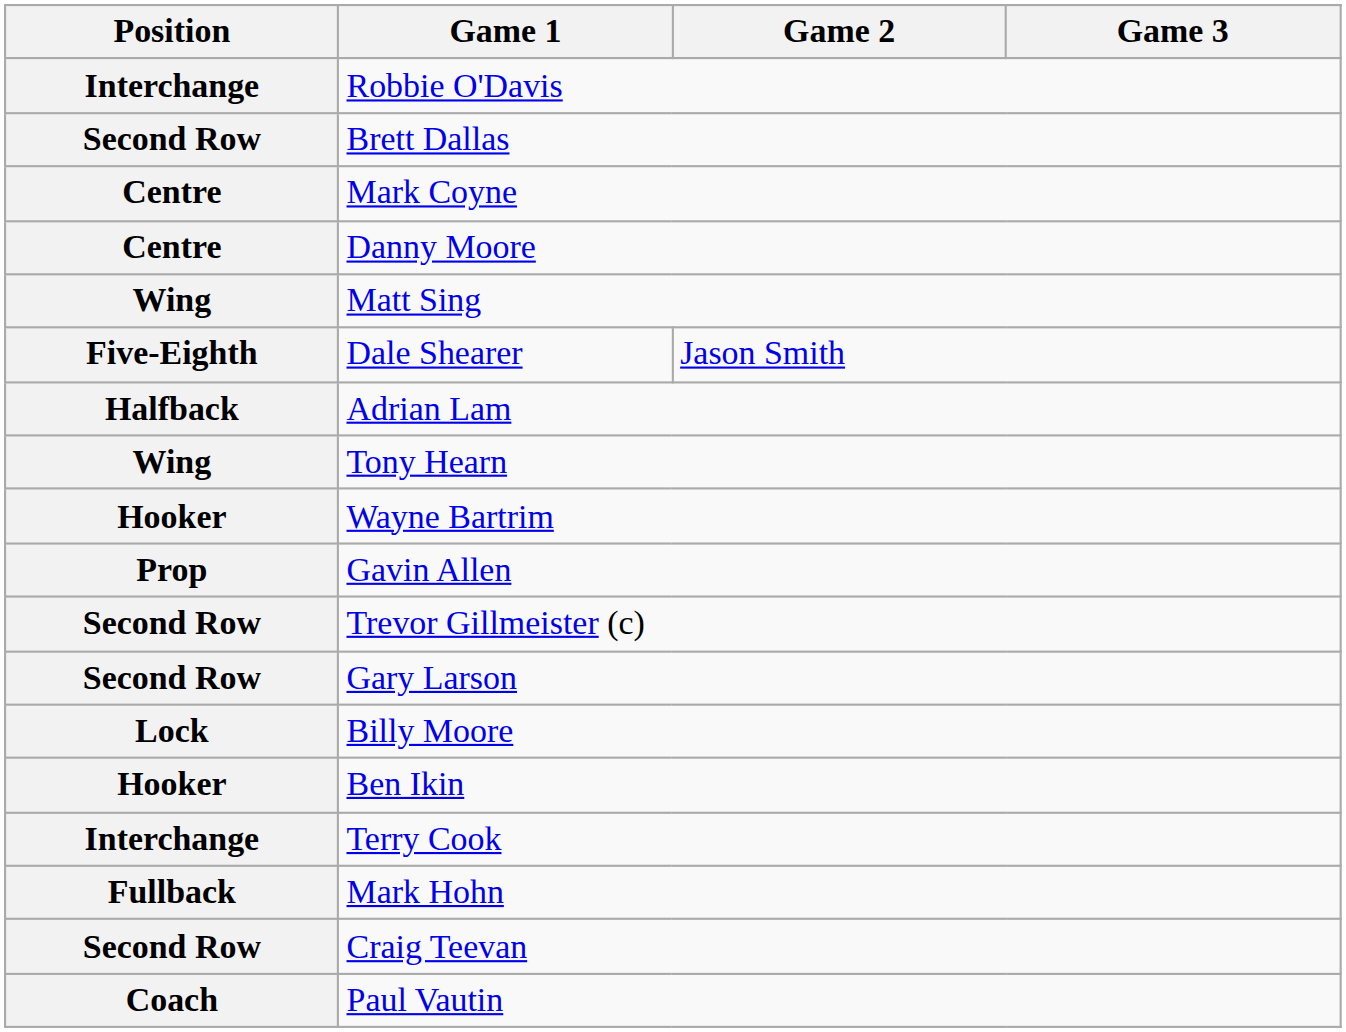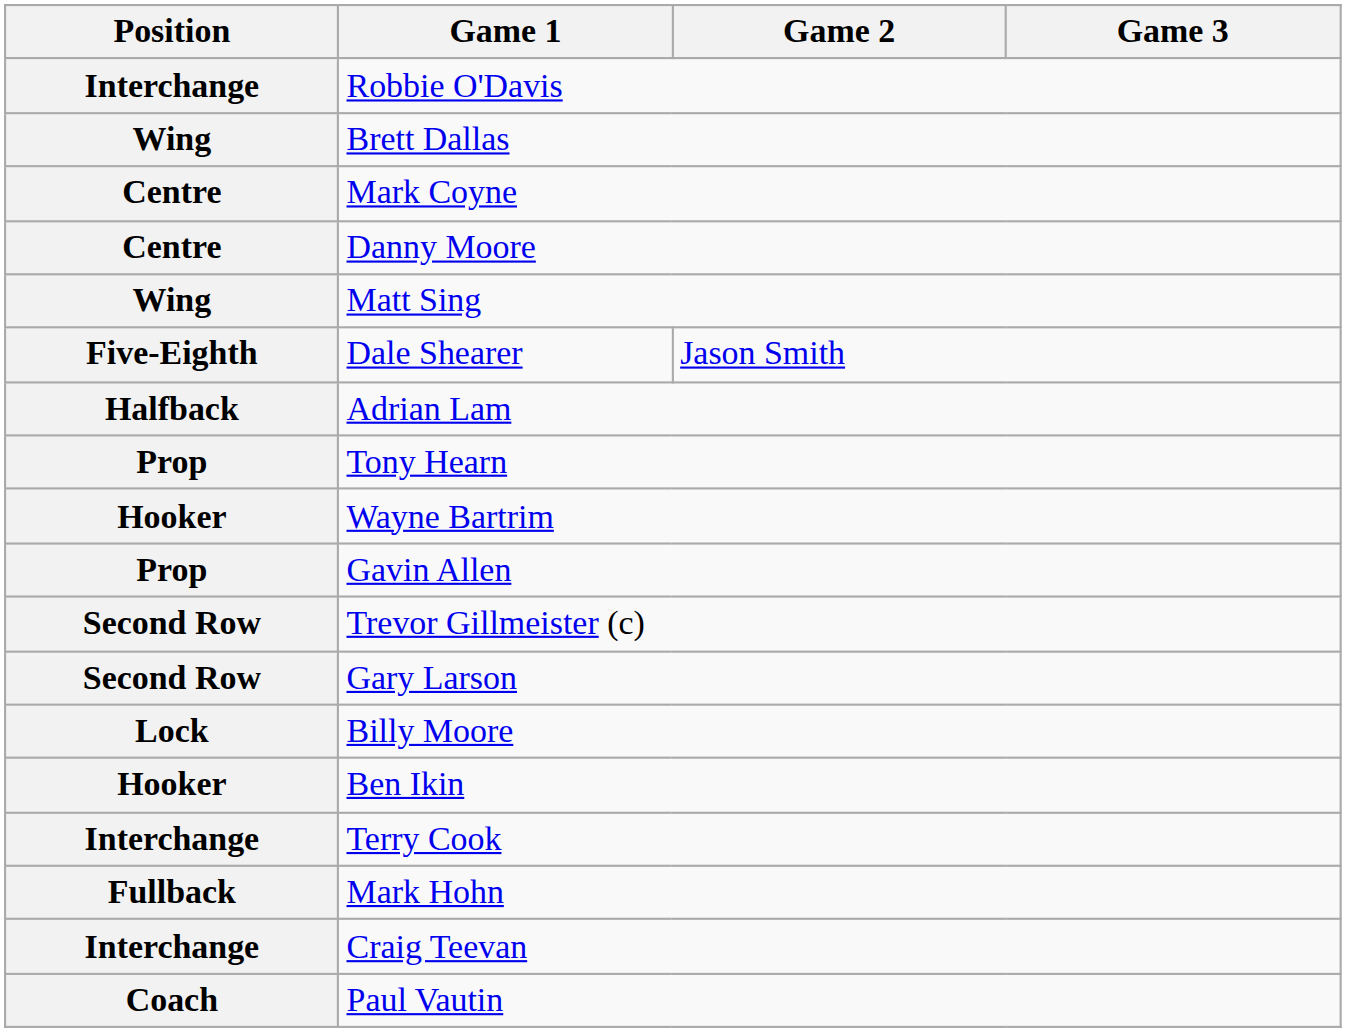(172, 138) Second Row -> (172, 138) Wing
(172, 461) Wing -> (172, 461) Prop
(172, 945) Second Row -> (172, 945) Interchange
